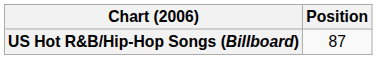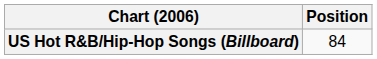(337, 41) 87 -> (337, 41) 84
